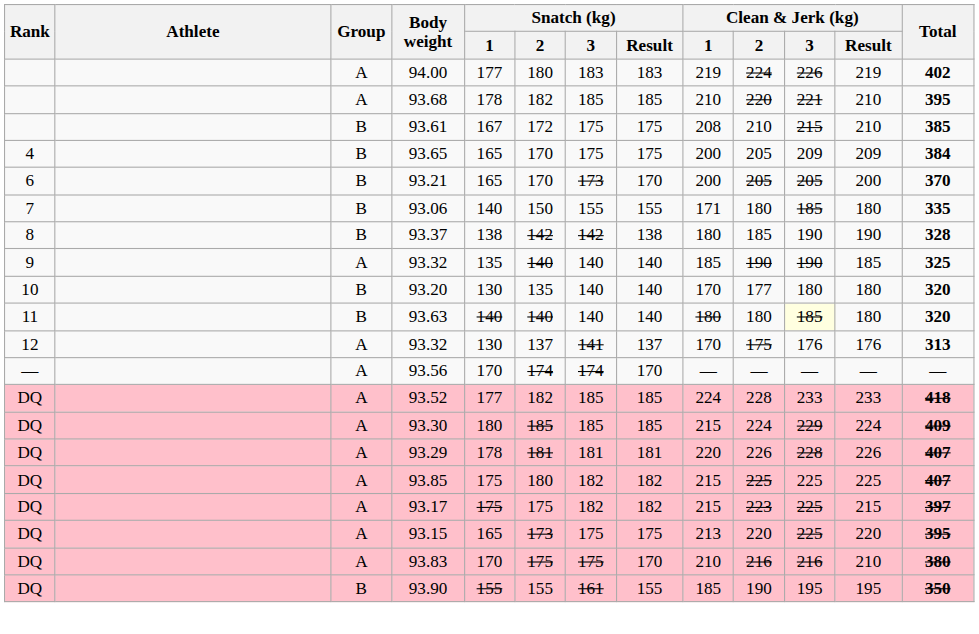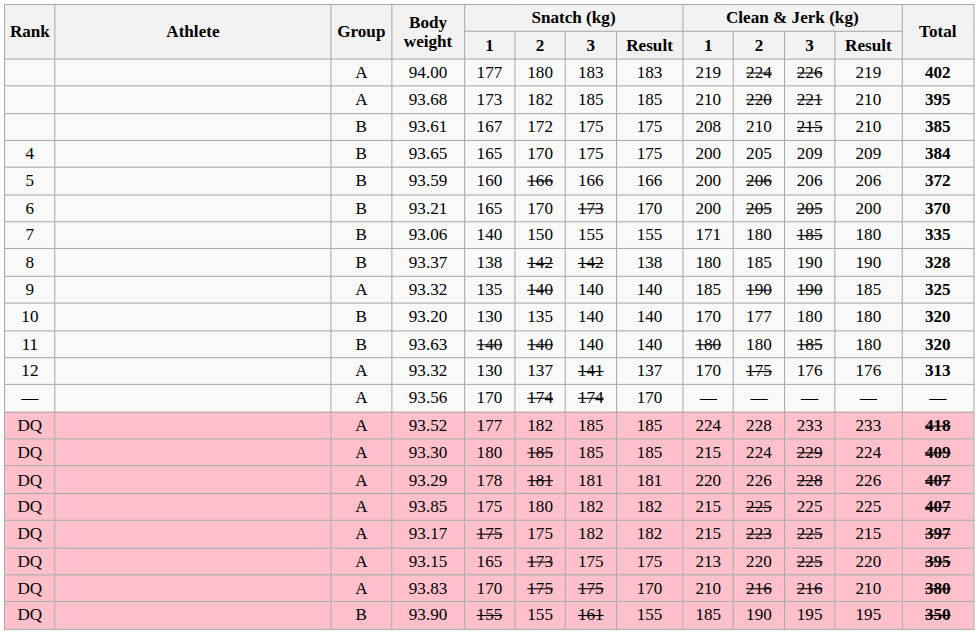(489, 99) 178 -> (489, 99) 173
+ row: (30, 180)
(810, 316) lightyellow background -> (810, 343) no background
